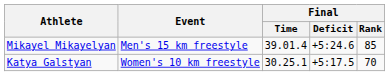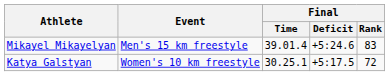(371, 45) 85 -> (371, 45) 83
(371, 62) 70 -> (371, 62) 72
